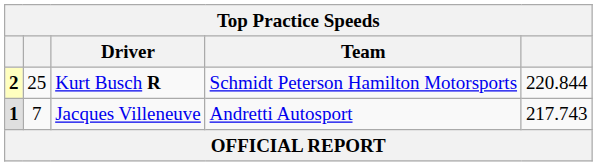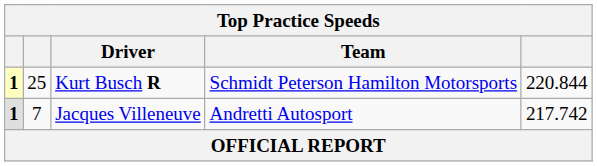(14, 83) 2 -> (14, 83) 1
(557, 114) 217.743 -> (557, 114) 217.742
